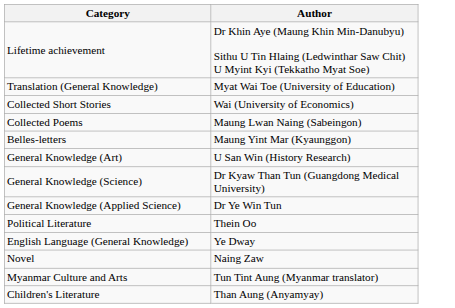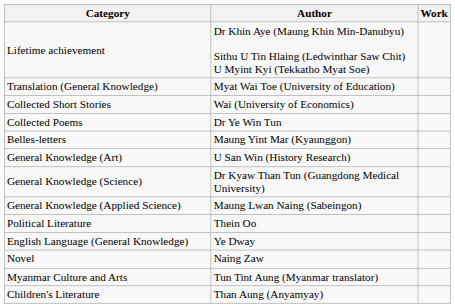+ column: (434, 13)
(288, 122) Maung Lwan Naing (Sabeingon) -> (248, 122) Dr Ye Win Tun
(248, 205) Dr Ye Win Tun -> (288, 205) Maung Lwan Naing (Sabeingon)
